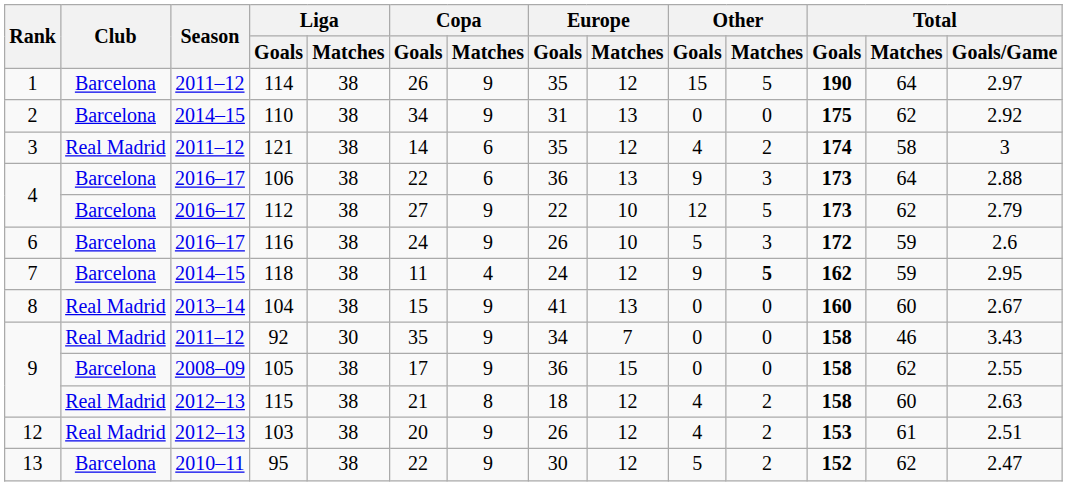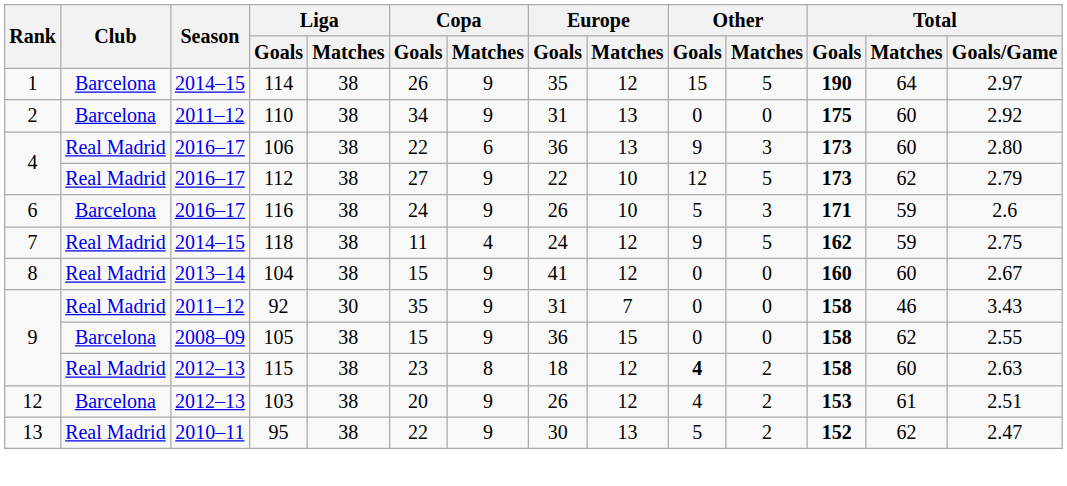(210, 83) 2011–12 -> (210, 83) 2014–15
(210, 115) 2014–15 -> (210, 115) 2011–12
(907, 115) 62 -> (907, 115) 60
- row: (279, 147)
(115, 178) Barcelona -> (115, 147) Real Madrid
(907, 178) 64 -> (907, 147) 60
(1005, 178) 2.88 -> (1005, 147) 2.80
(115, 210) Barcelona -> (115, 178) Real Madrid
(837, 242) 172 -> (837, 210) 171
(115, 274) Barcelona -> (115, 242) Real Madrid
(767, 274) bold -> (767, 242) normal
(1005, 274) 2.95 -> (1005, 242) 2.75
(627, 305) 13 -> (627, 274) 12
(558, 337) 34 -> (558, 305) 31
(418, 369) 17 -> (418, 337) 15
(418, 400) 21 -> (418, 369) 23
(697, 400) normal -> (697, 369) bold
(115, 432) Real Madrid -> (115, 400) Barcelona
(115, 464) Barcelona -> (115, 432) Real Madrid
(627, 464) 12 -> (627, 432) 13
